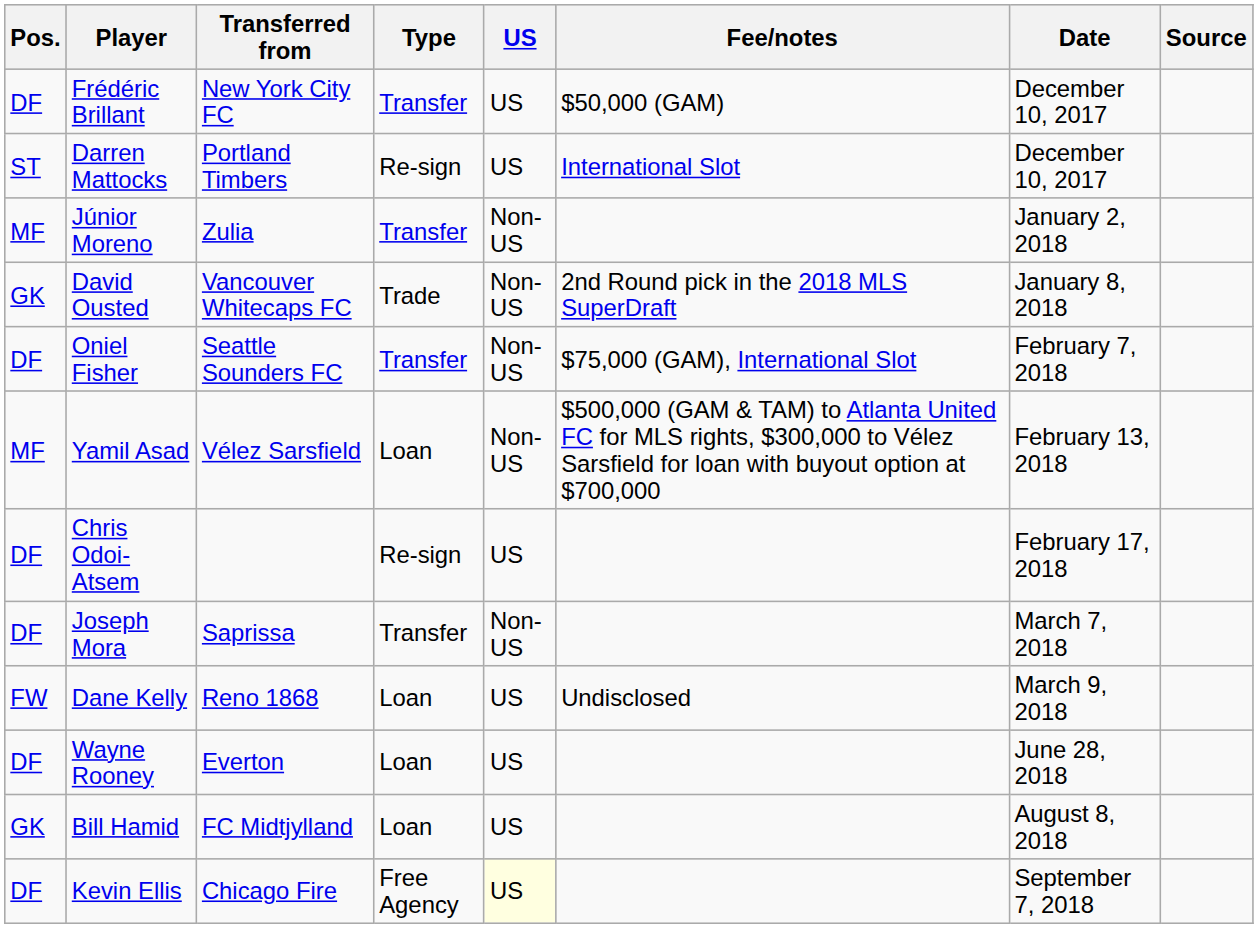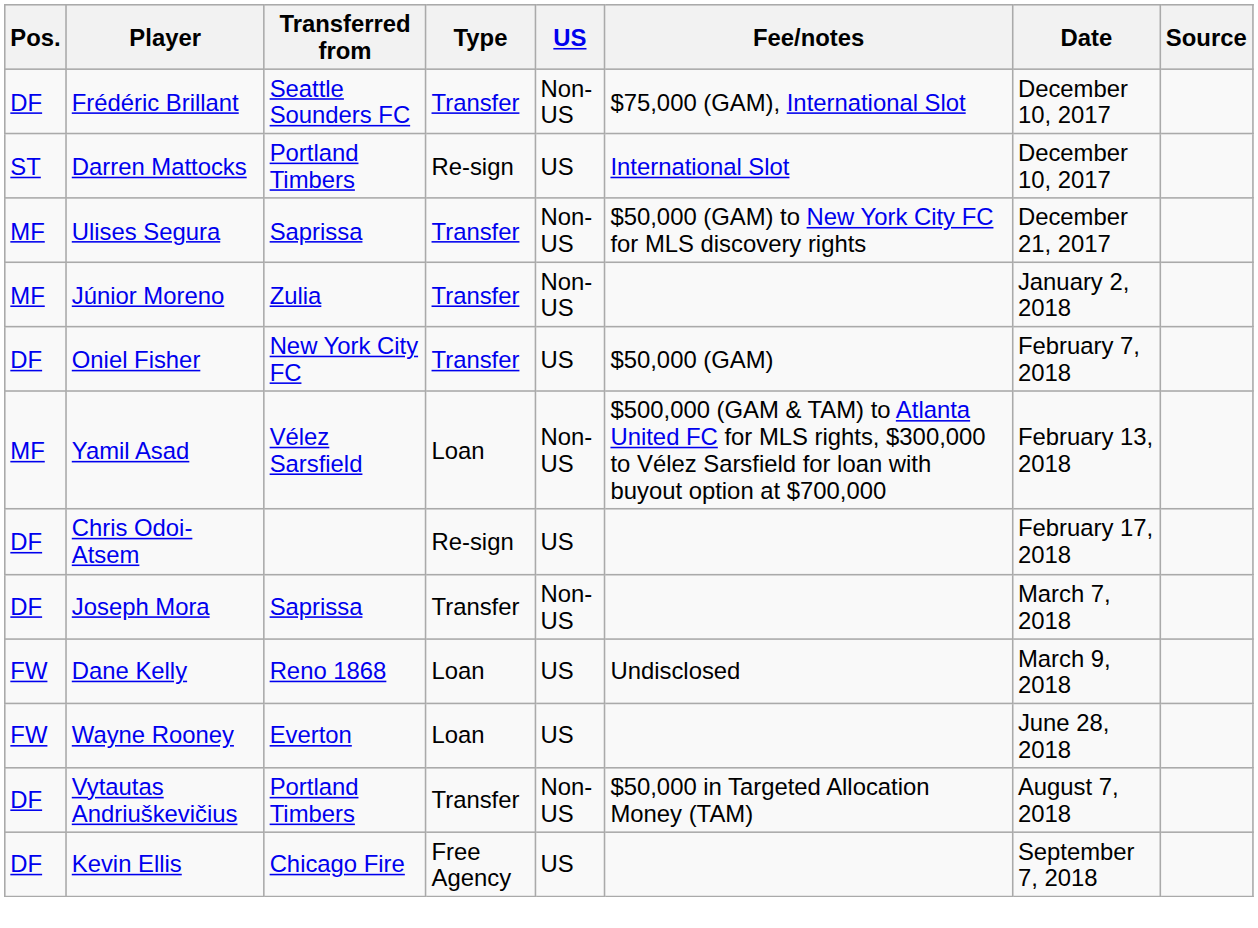(276, 102) New York City FC -> (340, 102) Seattle Sounders FC
(506, 102) US -> (566, 102) Non-US
(643, 102) $50,000 (GAM) -> (788, 102) $75,000 (GAM), International Slot
+ row: (146, 231)
- row: (110, 295)
(272, 360) Seattle Sounders FC -> (344, 360) New York City FC
(516, 360) Non-US -> (557, 360) US
(739, 360) $75,000 (GAM), International Slot -> (692, 360) $50,000 (GAM)
(26, 762) DF -> (29, 735) FW
+ row: (155, 800)
- row: (125, 826)
(506, 891) lightyellow background -> (557, 864) no background
